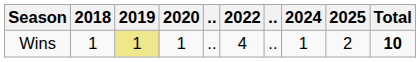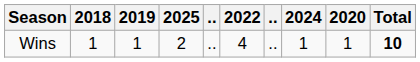columns swapped: (181, 17) <-> (348, 17)
(137, 43) khaki background -> (137, 43) no background
